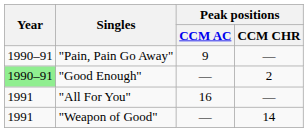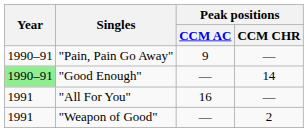(269, 76) 2 -> (269, 76) 14
(269, 117) 14 -> (269, 117) 2
